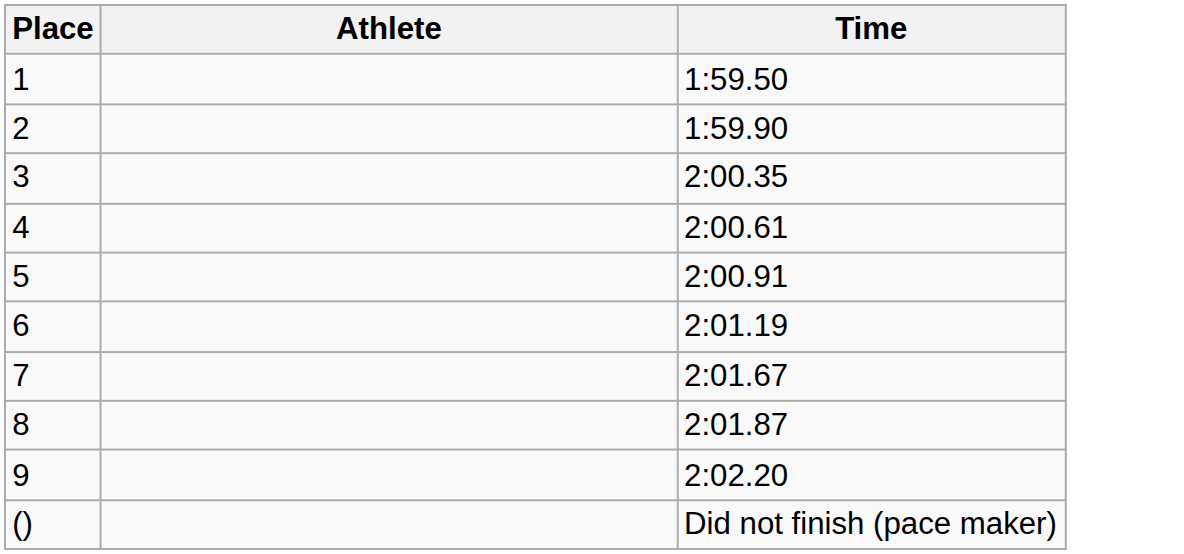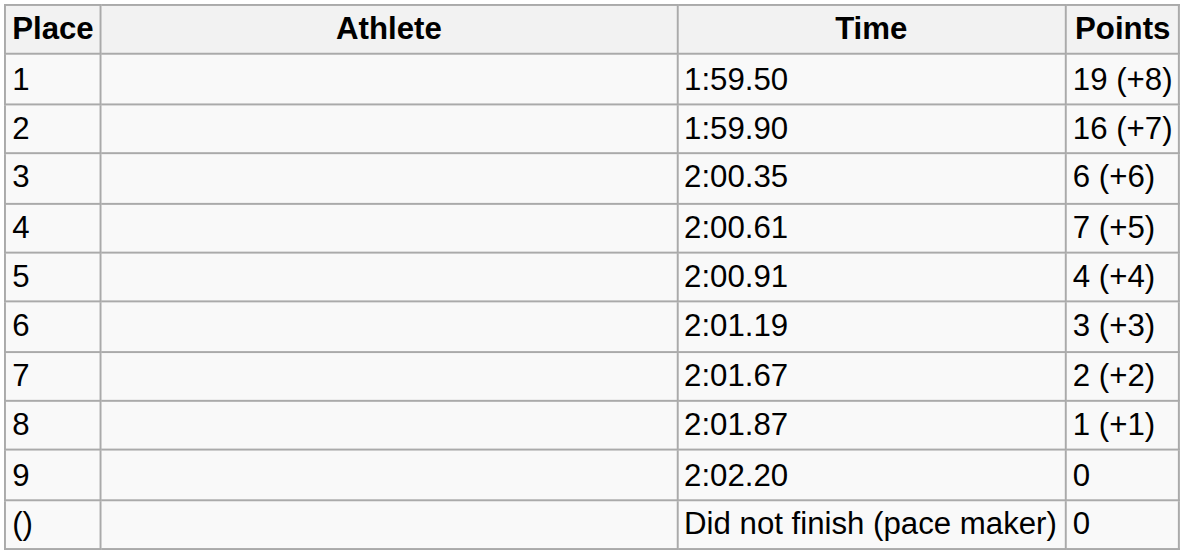+ column: (1123, 29)
